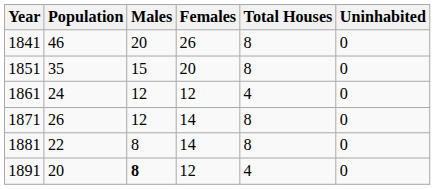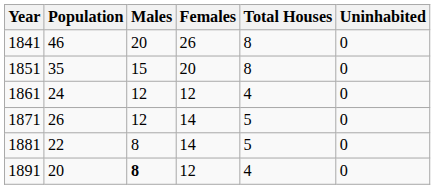(248, 119) 8 -> (248, 119) 5
(248, 145) 8 -> (248, 145) 5
